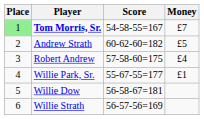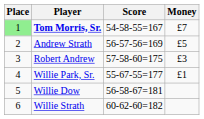(134, 43) 60-62-60=182 -> (134, 43) 56-57-56=169
(182, 59) £4 -> (182, 59) £3
(134, 106) 56-57-56=169 -> (134, 106) 60-62-60=182
